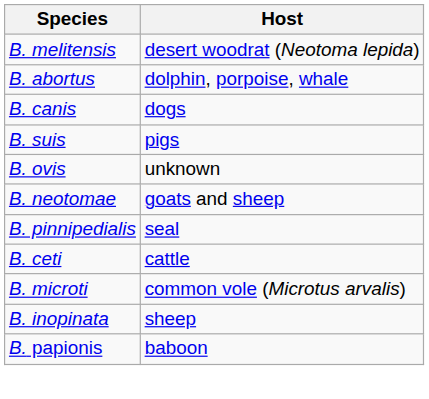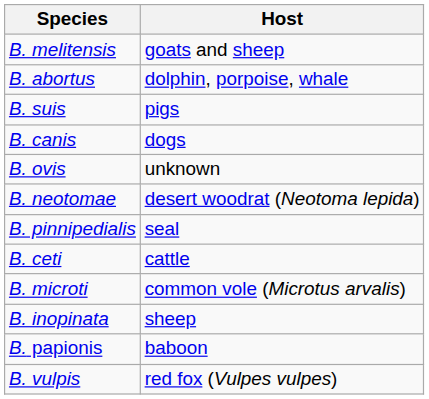(282, 49) desert woodrat (Neotoma lepida) -> (214, 49) goats and sheep
rows swapped: (43, 109) <-> (37, 139)
(214, 199) goats and sheep -> (282, 199) desert woodrat (Neotoma lepida)
+ row: (45, 378)
